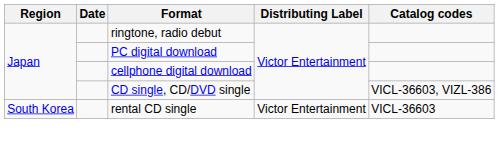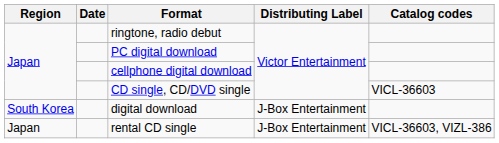(431, 90) VICL-36603, VIZL-386 -> (404, 90) VICL-36603
+ row: (154, 109)
(40, 109) South Korea -> (23, 128) Japan
(311, 109) Victor Entertainment -> (312, 128) J-Box Entertainment
(403, 109) VICL-36603 -> (432, 128) VICL-36603, VIZL-386
